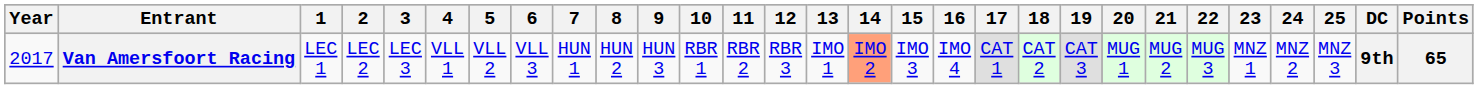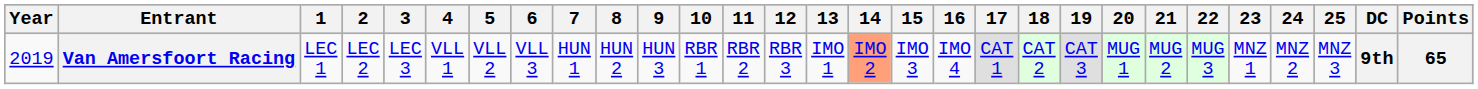(32, 59) 2017 -> (32, 59) 2019
